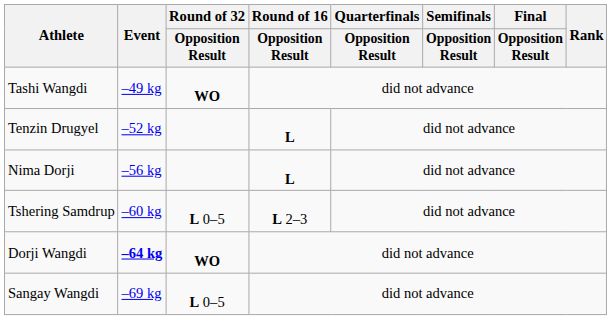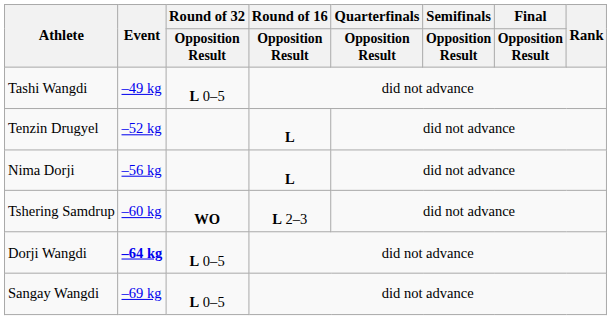(207, 96) WO -> (207, 96) L 0–5
(207, 220) L 0–5 -> (207, 220) WO
(207, 261) WO -> (207, 261) L 0–5
